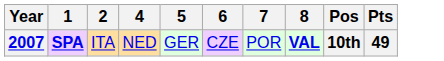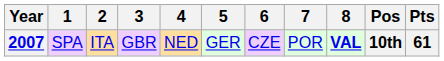+ column: (139, 17)
(68, 42) bold -> (67, 42) normal
(381, 42) 49 -> (422, 42) 61
